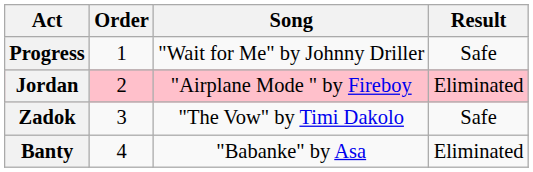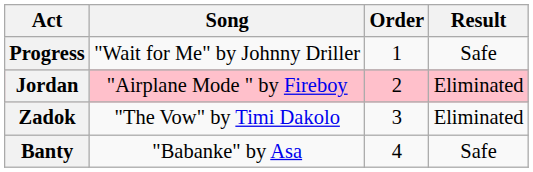columns swapped: (122, 20) <-> (291, 20)
(479, 118) Safe -> (479, 118) Eliminated
(479, 150) Eliminated -> (479, 150) Safe
